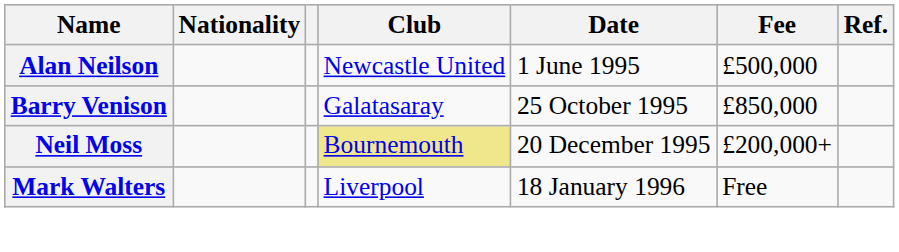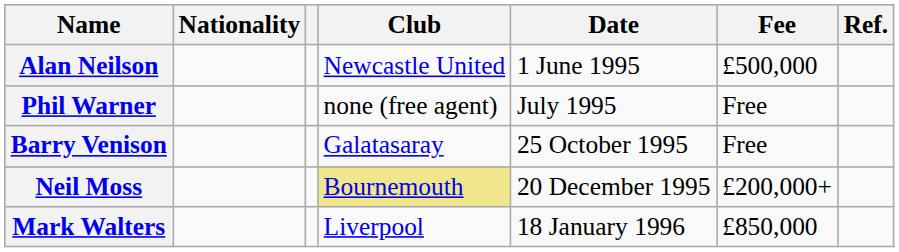+ row: (89, 105)
(770, 105) £850,000 -> (745, 145) Free
(745, 186) Free -> (770, 226) £850,000
